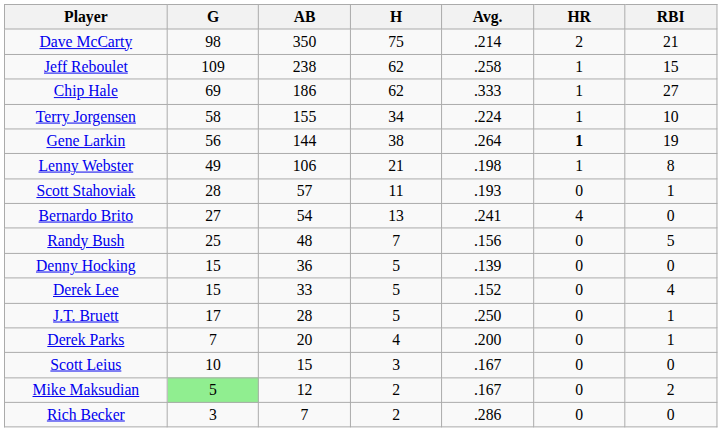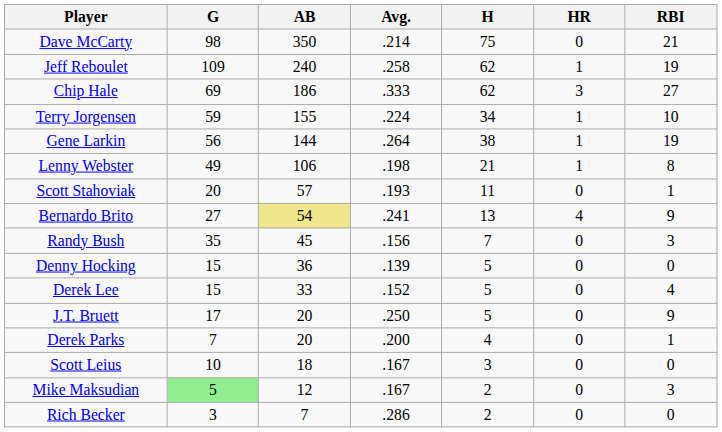columns swapped: (396, 16) <-> (488, 16)
(579, 41) 2 -> (579, 41) 0
(305, 66) 238 -> (305, 66) 240
(671, 66) 15 -> (671, 66) 19
(579, 91) 1 -> (579, 91) 3
(213, 116) 58 -> (213, 116) 59
(579, 141) bold -> (579, 141) normal
(213, 191) 28 -> (213, 191) 20
(305, 215) no background -> (305, 215) khaki background
(671, 215) 0 -> (671, 215) 9
(213, 240) 25 -> (213, 240) 35
(305, 240) 48 -> (305, 240) 45
(671, 240) 5 -> (671, 240) 3
(305, 315) 28 -> (305, 315) 20
(671, 315) 1 -> (671, 315) 9
(305, 365) 15 -> (305, 365) 18
(671, 389) 2 -> (671, 389) 3
